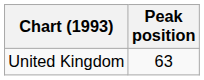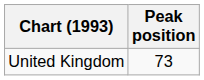(164, 61) 63 -> (164, 61) 73
